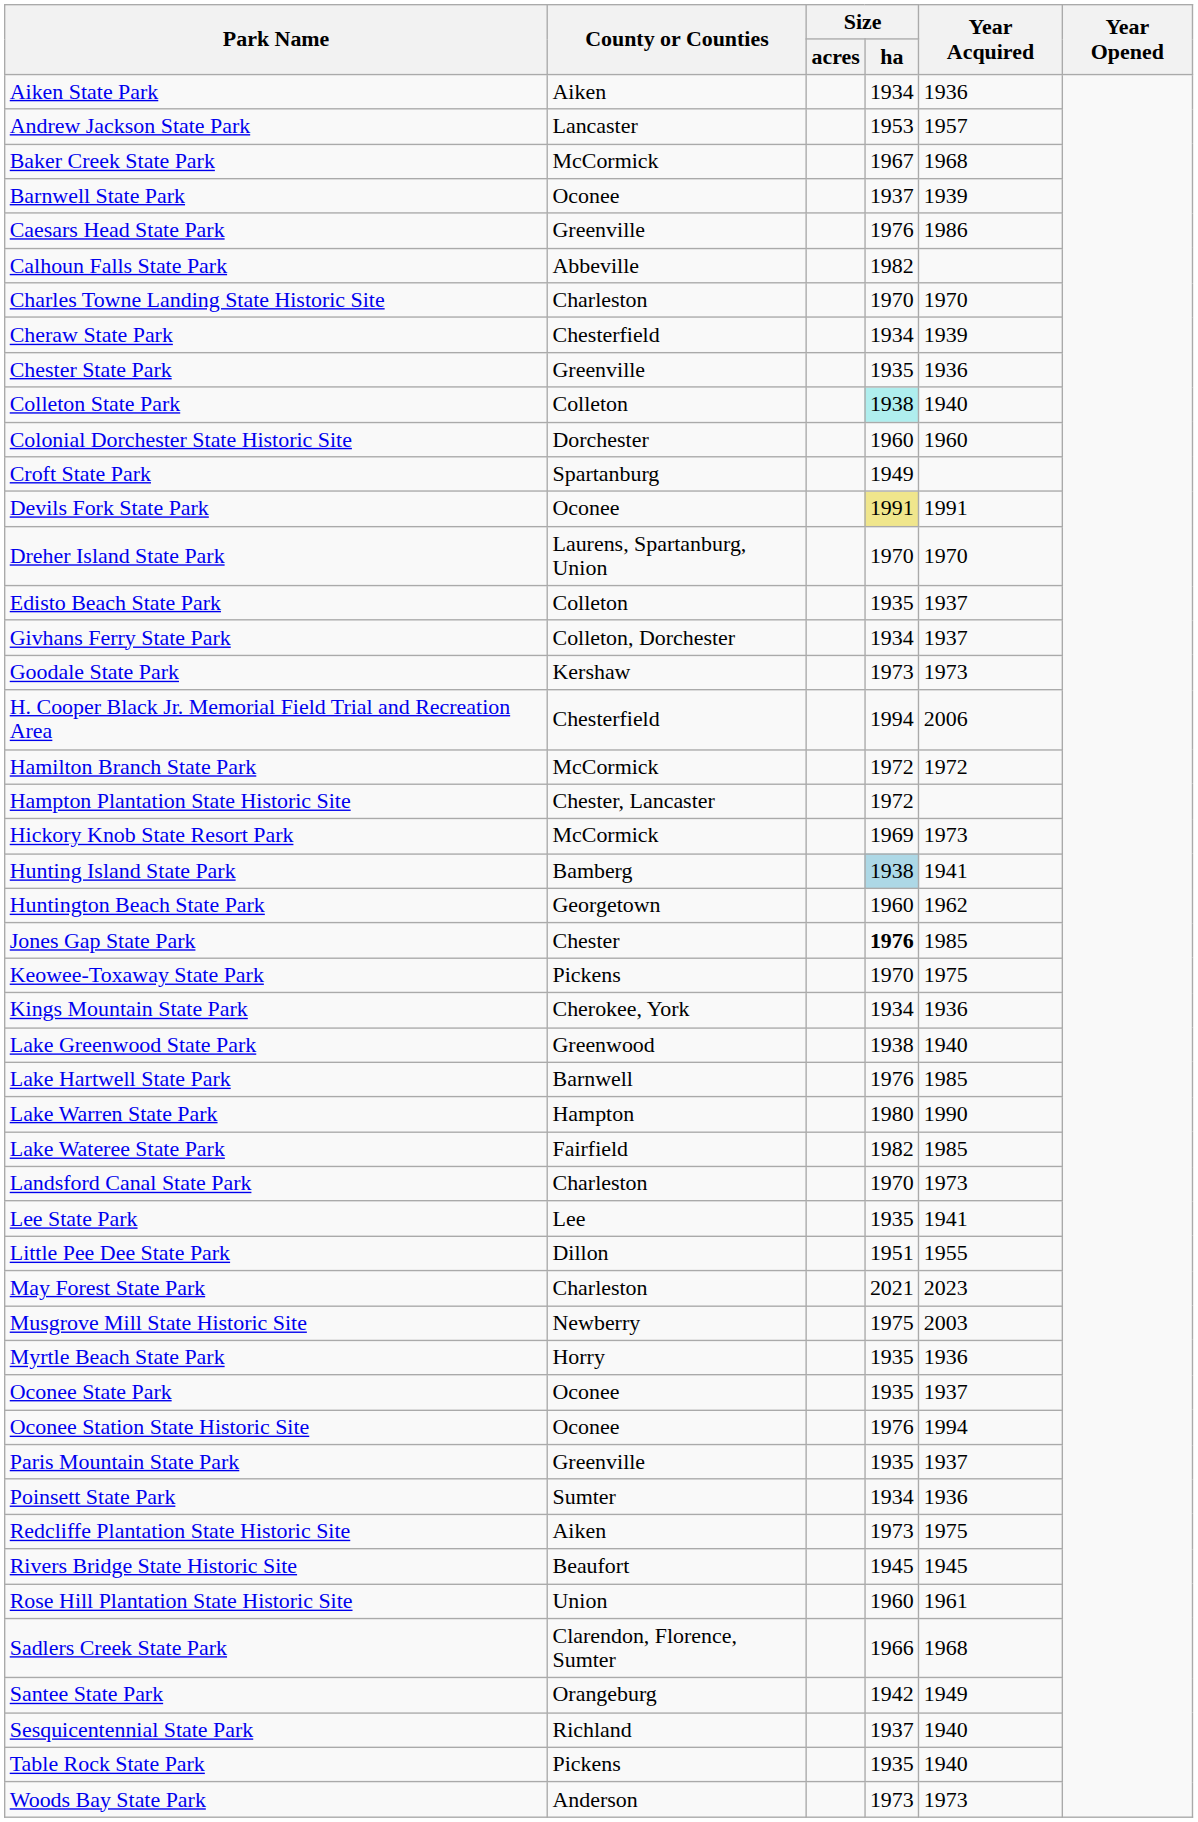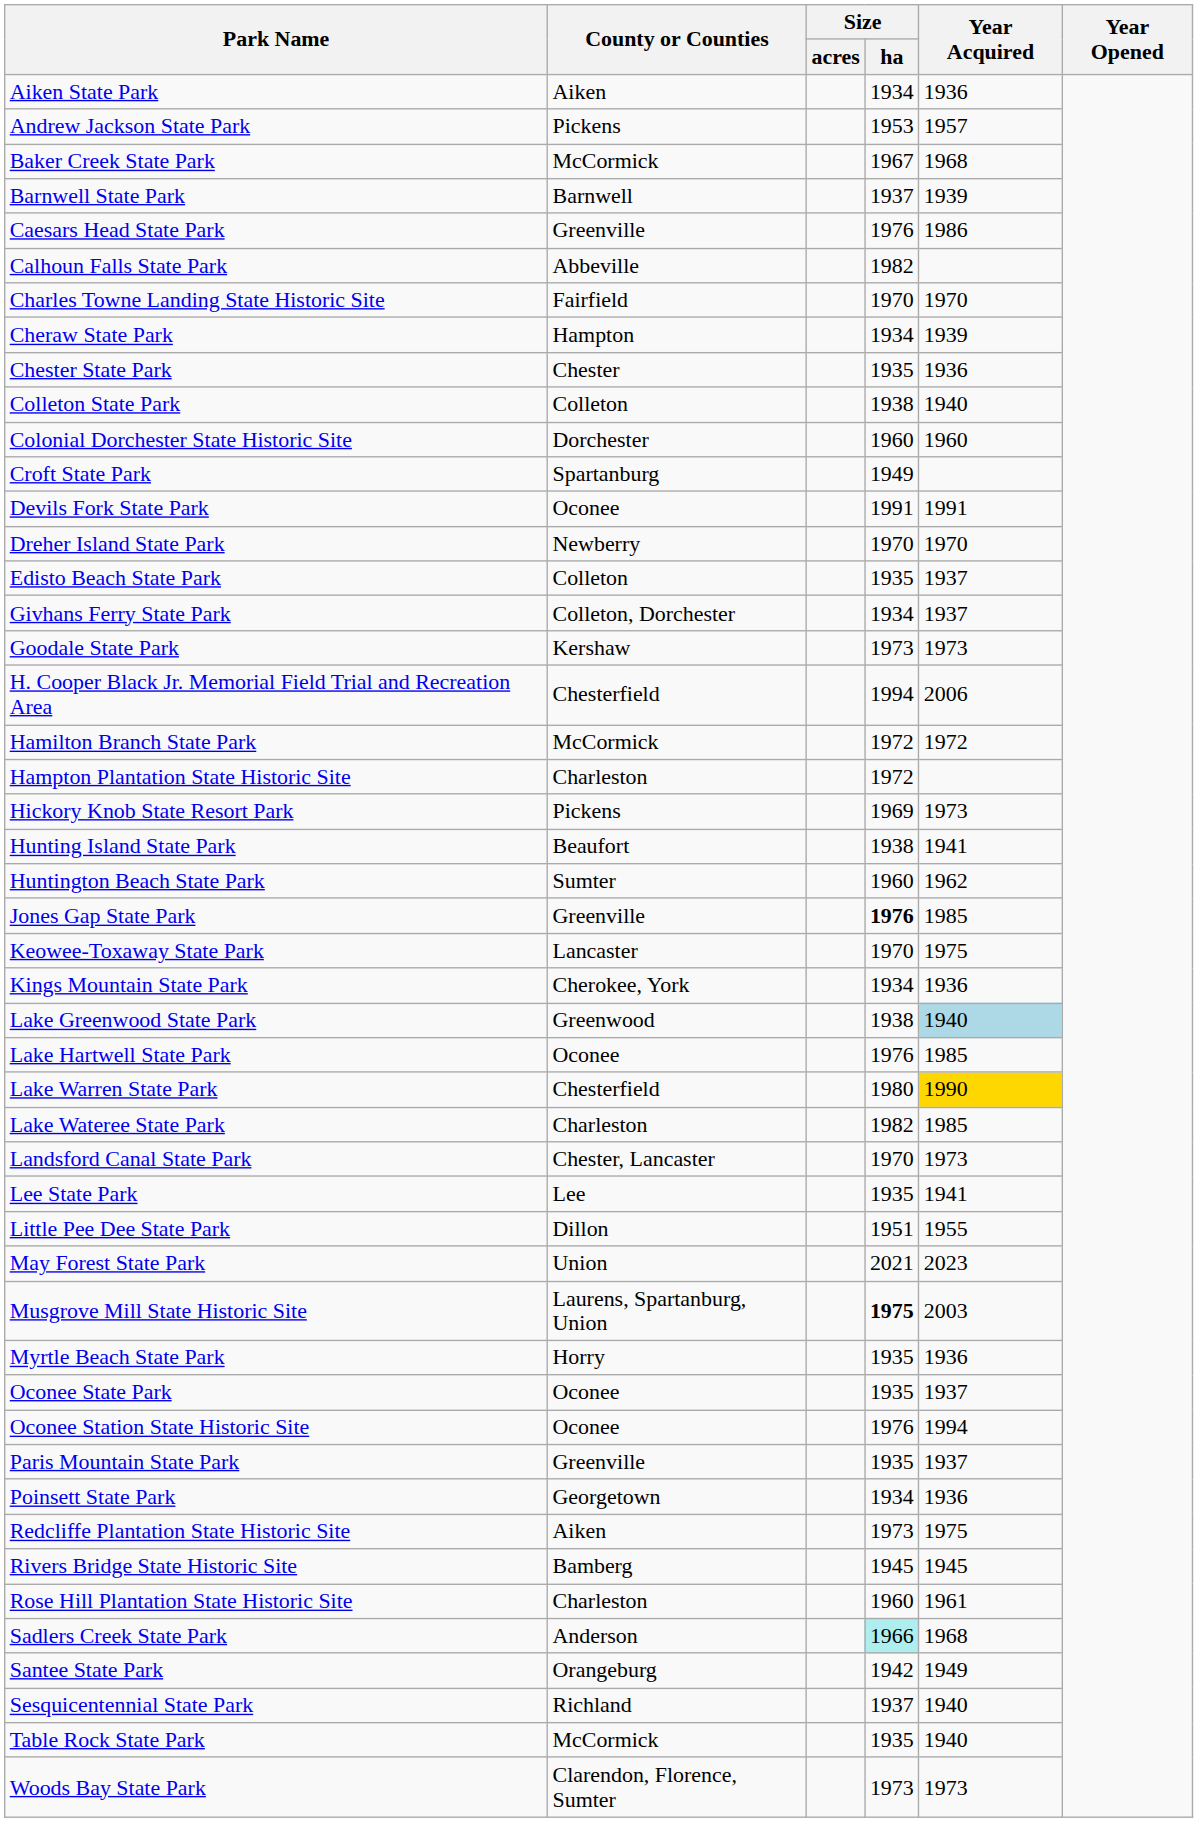(595, 126) Lancaster -> (587, 126) Pickens
(586, 195) Oconee -> (593, 195) Barnwell
(600, 299) Charleston -> (590, 299) Fairfield
(606, 334) Chesterfield -> (593, 334) Hampton
(599, 369) Greenville -> (586, 369) Chester
(892, 404) paleturquoise background -> (892, 404) no background
(892, 508) khaki background -> (892, 508) no background
(649, 555) Laurens, Spartanburg, Union -> (596, 543) Newberry
(634, 801) Chester, Lancaster -> (600, 776) Charleston
(606, 836) McCormick -> (587, 811) Pickens
(593, 870) Bamberg -> (591, 846) Beaufort
(892, 870) lightblue background -> (892, 846) no background
(607, 905) Georgetown -> (584, 880) Sumter
(586, 940) Chester -> (599, 915) Greenville
(587, 975) Pickens -> (595, 950) Lancaster
(946, 1044) no background -> (946, 1019) lightblue background
(593, 1079) Barnwell -> (586, 1054) Oconee
(593, 1114) Hampton -> (606, 1089) Chesterfield
(946, 1114) no background -> (946, 1089) gold background
(590, 1148) Fairfield -> (600, 1124) Charleston
(600, 1183) Charleston -> (634, 1158) Chester, Lancaster
(600, 1287) Charleston -> (580, 1263) Union
(596, 1322) Newberry -> (649, 1310) Laurens, Spartanburg, Union
(892, 1322) normal -> (892, 1310) bold
(584, 1496) Sumter -> (607, 1496) Georgetown
(591, 1566) Beaufort -> (593, 1566) Bamberg
(580, 1600) Union -> (600, 1600) Charleston
(645, 1647) Clarendon, Florence, Sumter -> (595, 1635) Anderson
(892, 1647) no background -> (892, 1635) paleturquoise background
(587, 1764) Pickens -> (606, 1739) McCormick
(595, 1799) Anderson -> (645, 1786) Clarendon, Florence, Sumter
